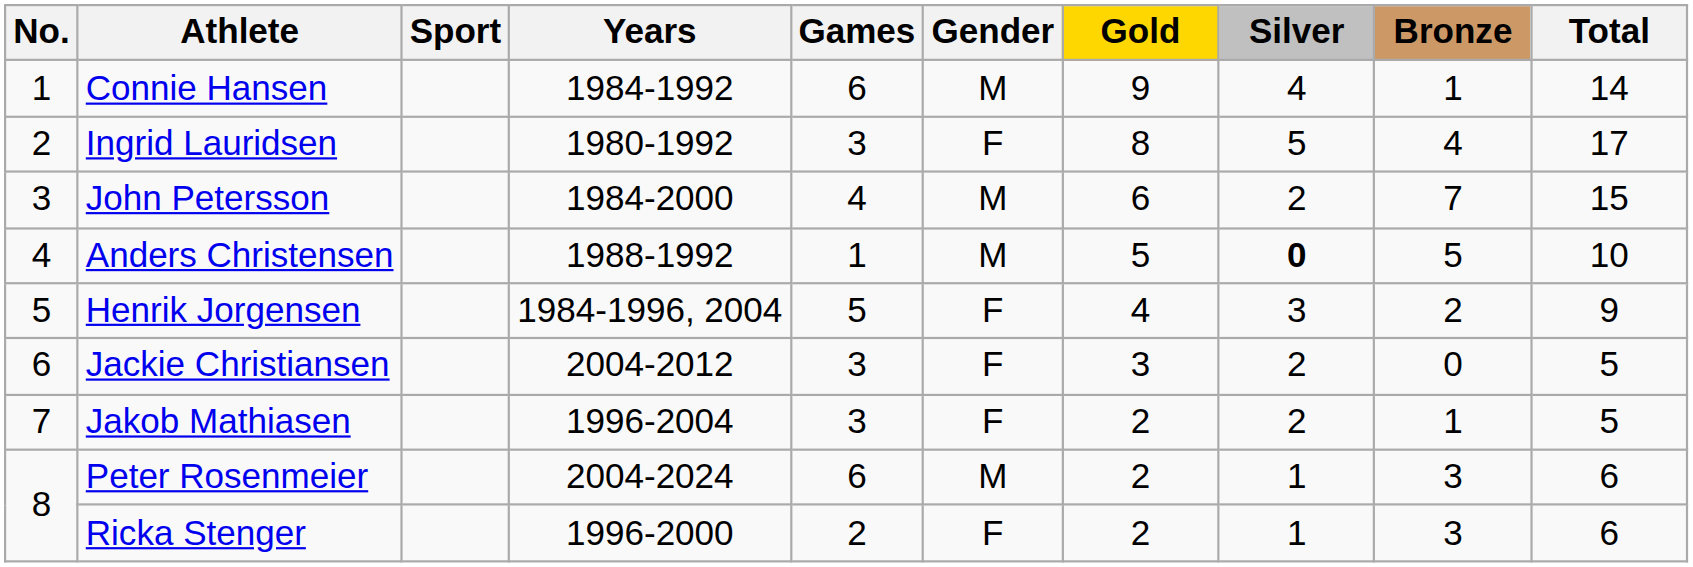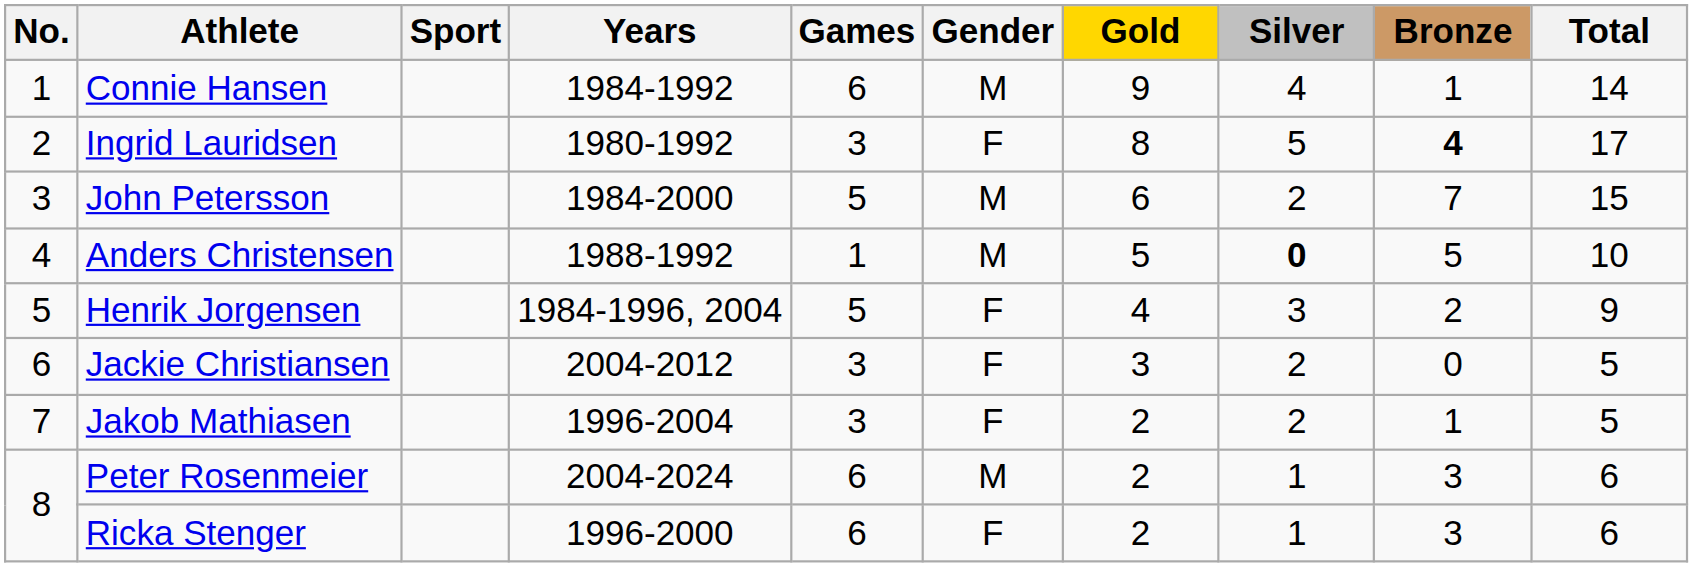(1453, 143) normal -> (1453, 143) bold
(857, 198) 4 -> (857, 198) 5
(857, 532) 2 -> (857, 532) 6
